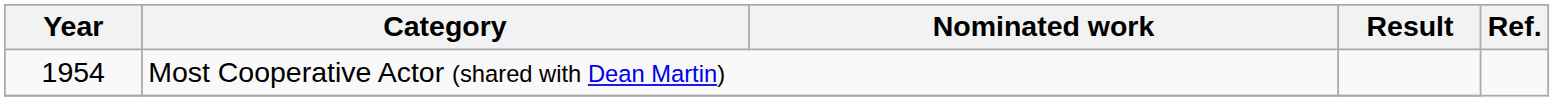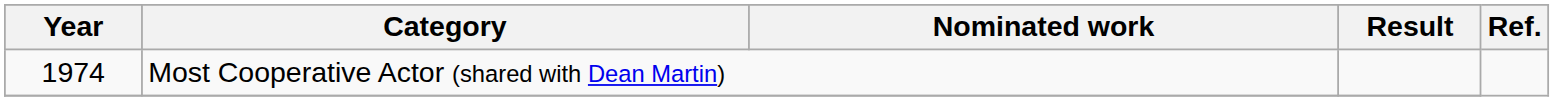(73, 72) 1954 -> (73, 72) 1974
